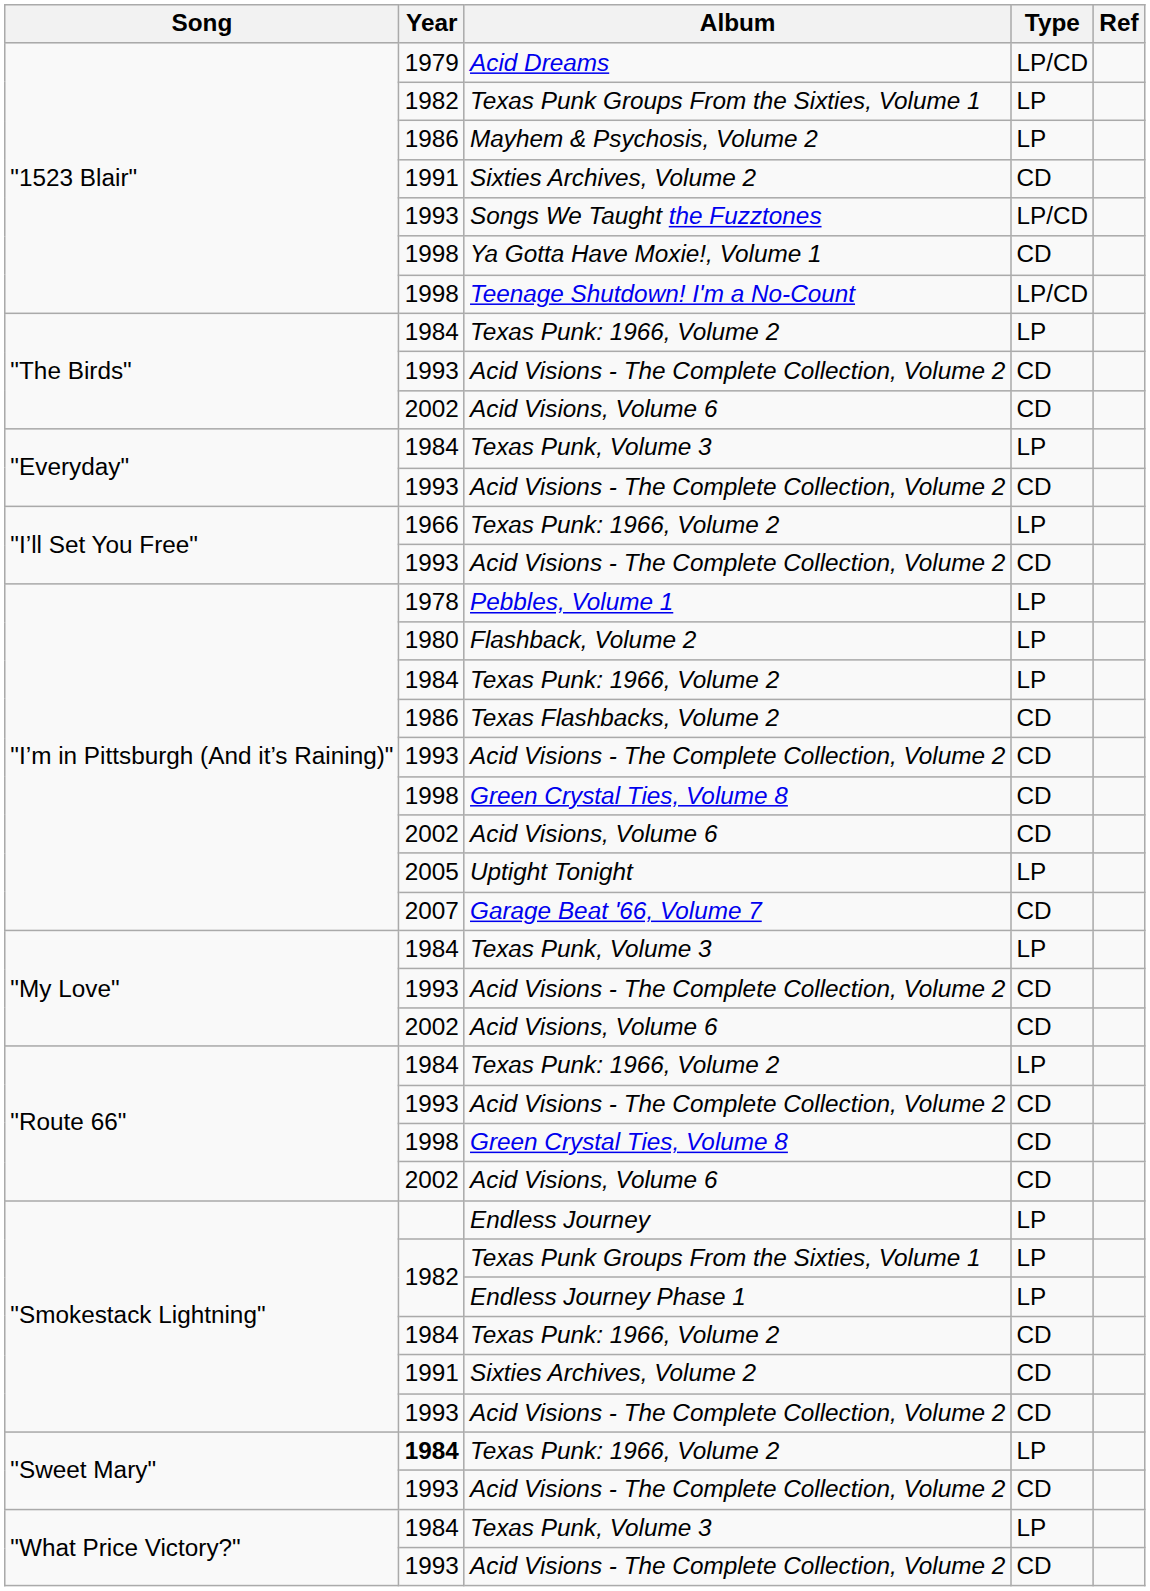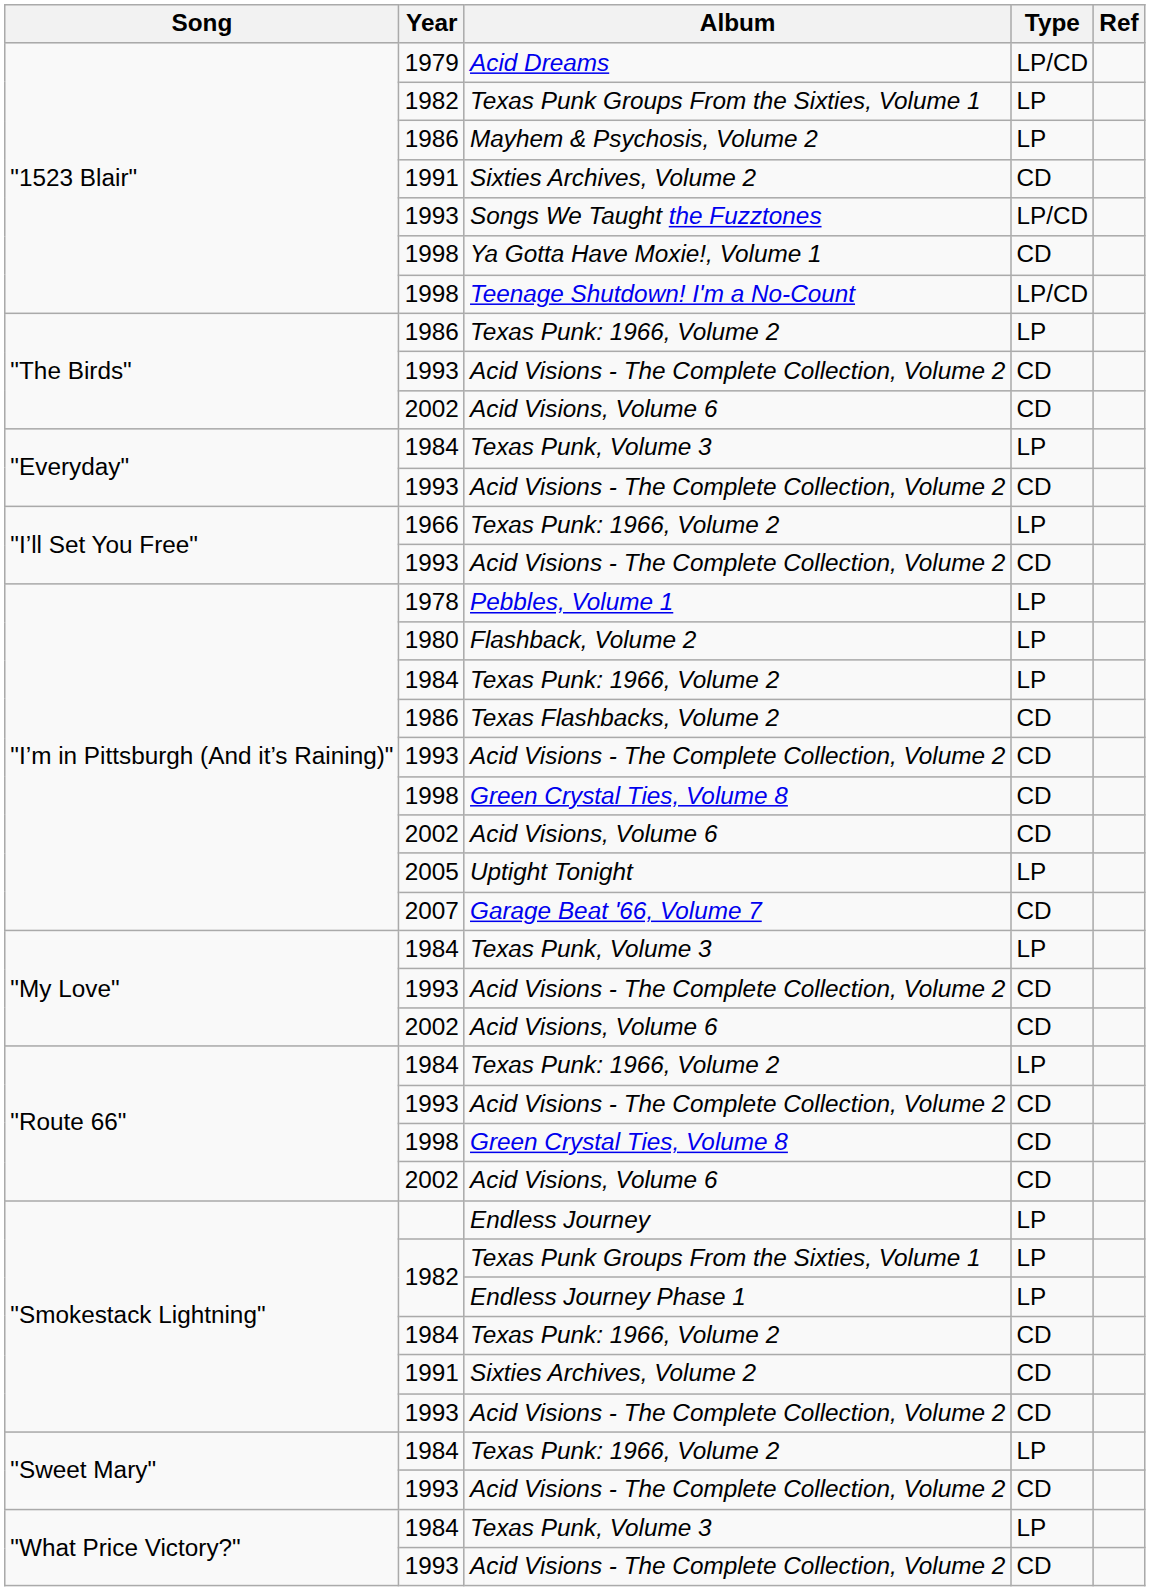(432, 332) 1984 -> (432, 332) 1986
(432, 1450) bold -> (432, 1450) normal
